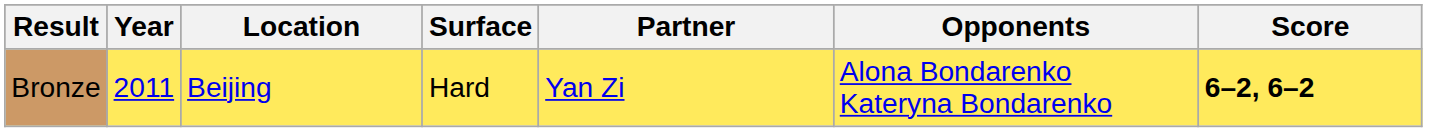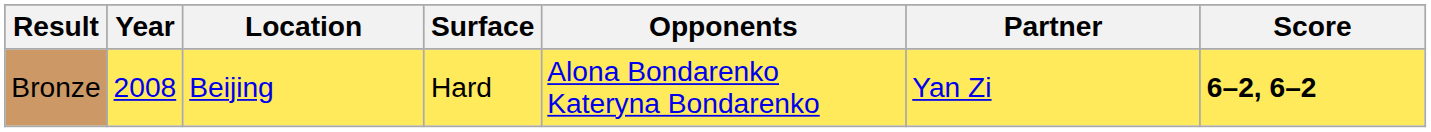columns swapped: (686, 26) <-> (1016, 26)
(144, 87) 2011 -> (145, 87) 2008
